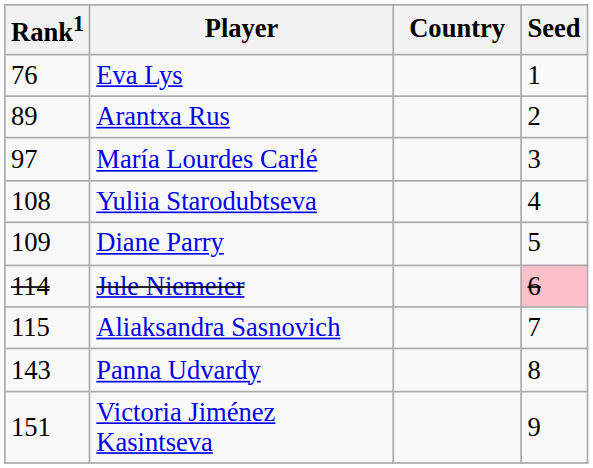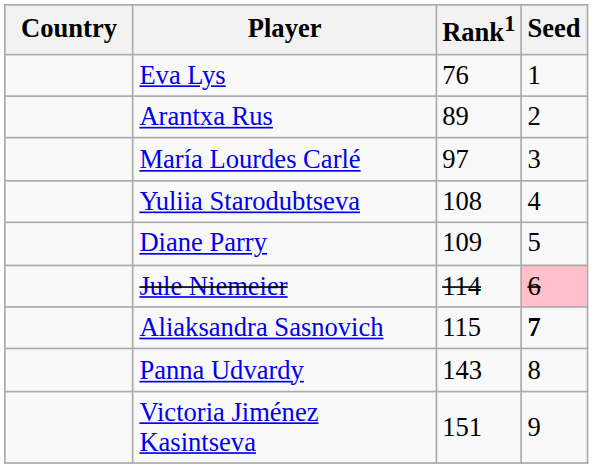columns swapped: (457, 29) <-> (47, 29)
(534, 327) normal -> (534, 327) bold
